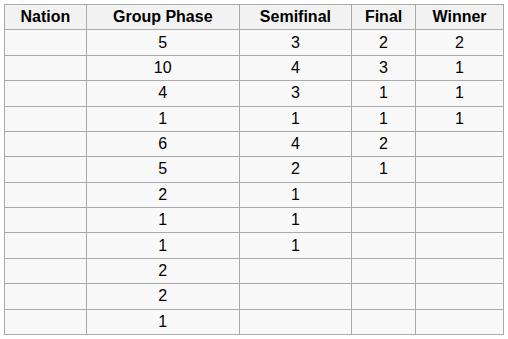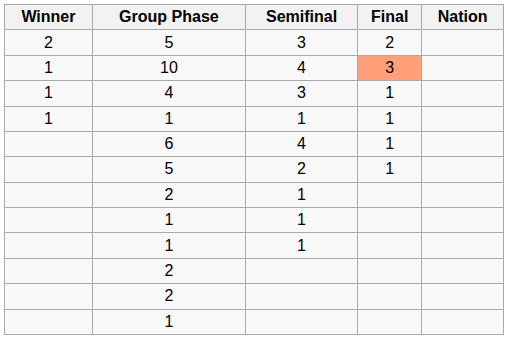columns swapped: (45, 17) <-> (460, 17)
(384, 67) no background -> (390, 67) lightsalmon background
(384, 144) 2 -> (390, 144) 1
